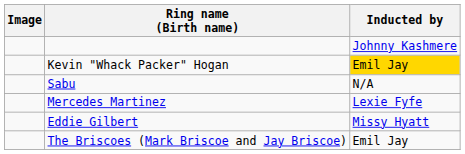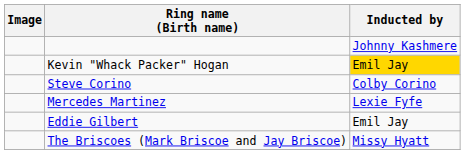+ row: (89, 84)
- row: (61, 84)
(391, 122) Missy Hyatt -> (380, 122) Emil Jay
(380, 140) Emil Jay -> (391, 140) Missy Hyatt
